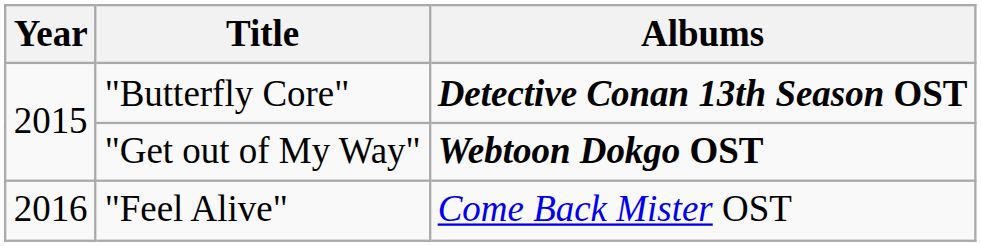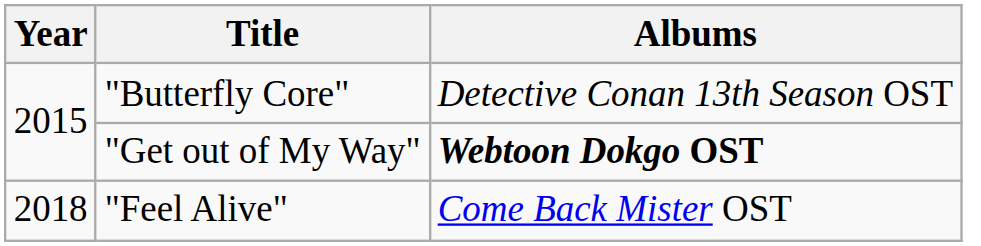(703, 92) bold -> (695, 92) normal
(51, 209) 2016 -> (51, 209) 2018
